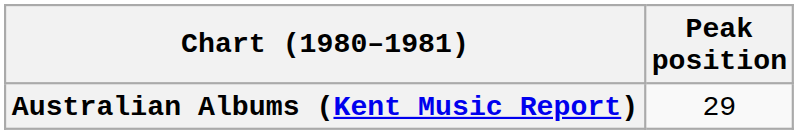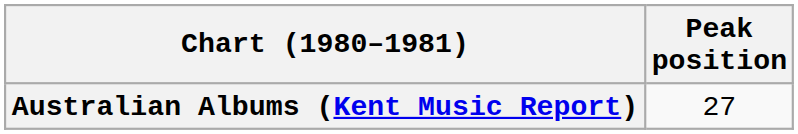(719, 107) 29 -> (719, 107) 27
